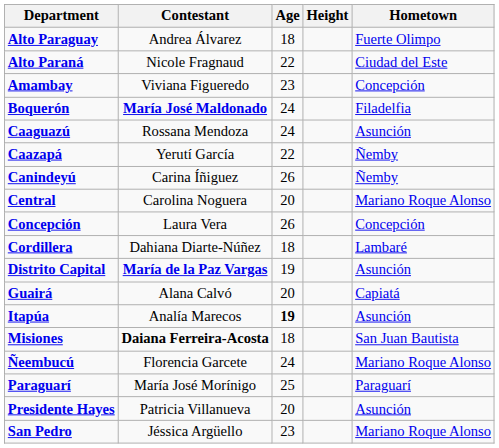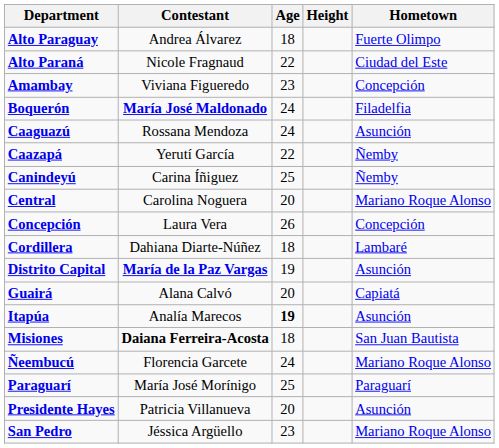(288, 177) 26 -> (288, 177) 25
